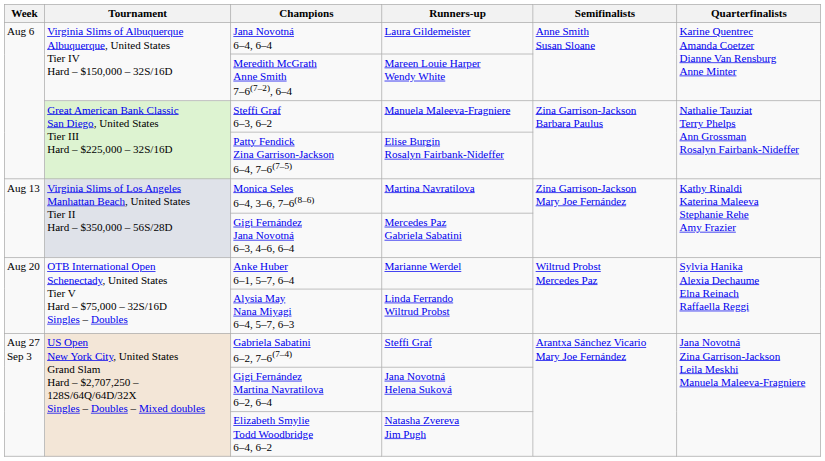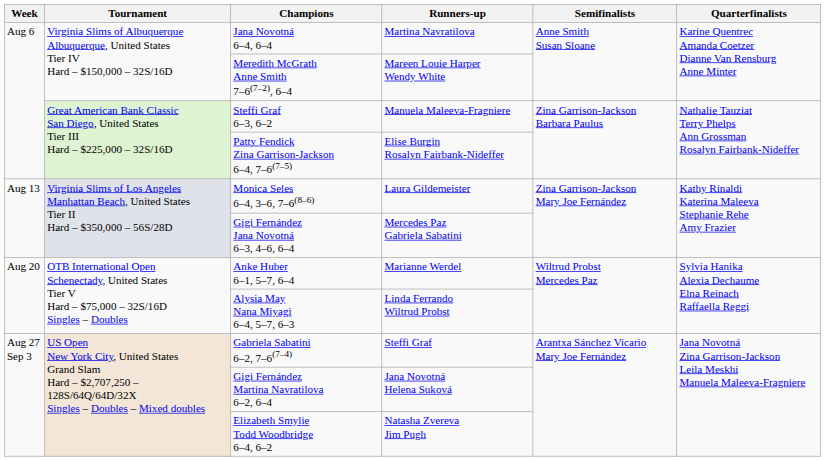(427, 32) Laura Gildemeister -> (430, 32) Martina Navratilova
(430, 188) Martina Navratilova -> (427, 188) Laura Gildemeister
